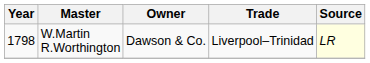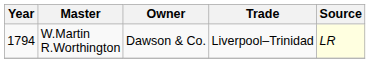(21, 41) 1798 -> (21, 41) 1794
